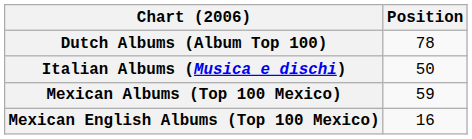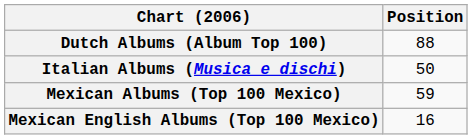(425, 43) 78 -> (425, 43) 88
